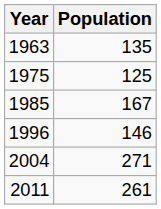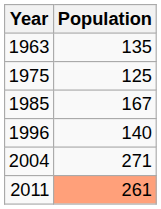(137, 132) 146 -> (137, 132) 140
(137, 189) no background -> (137, 189) lightsalmon background
